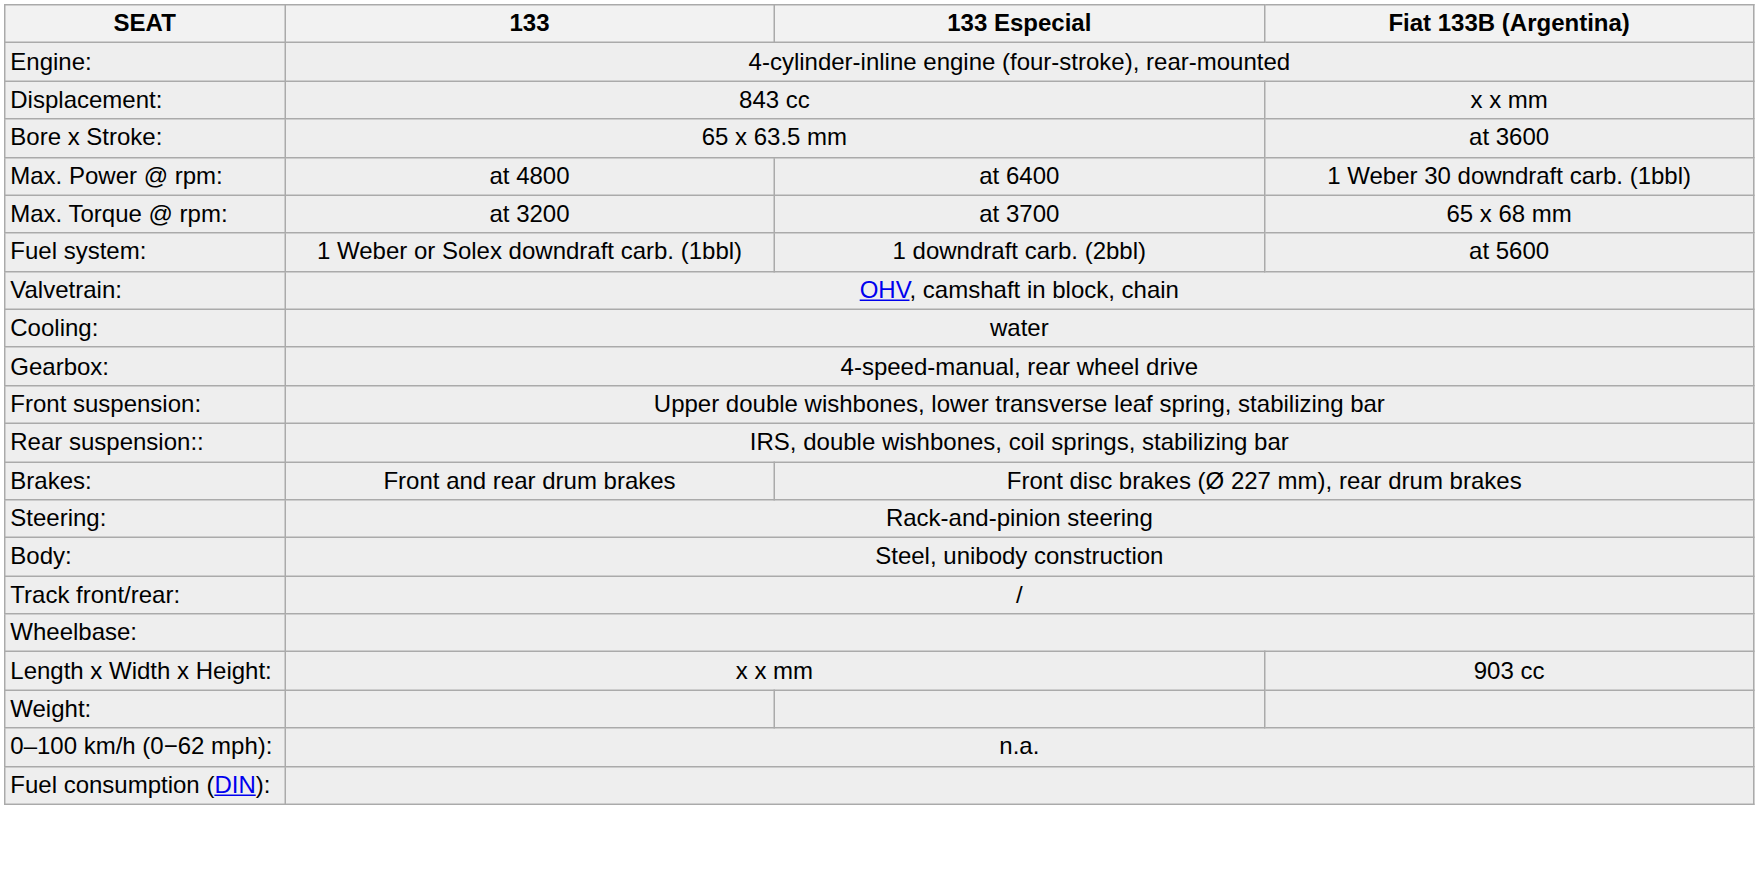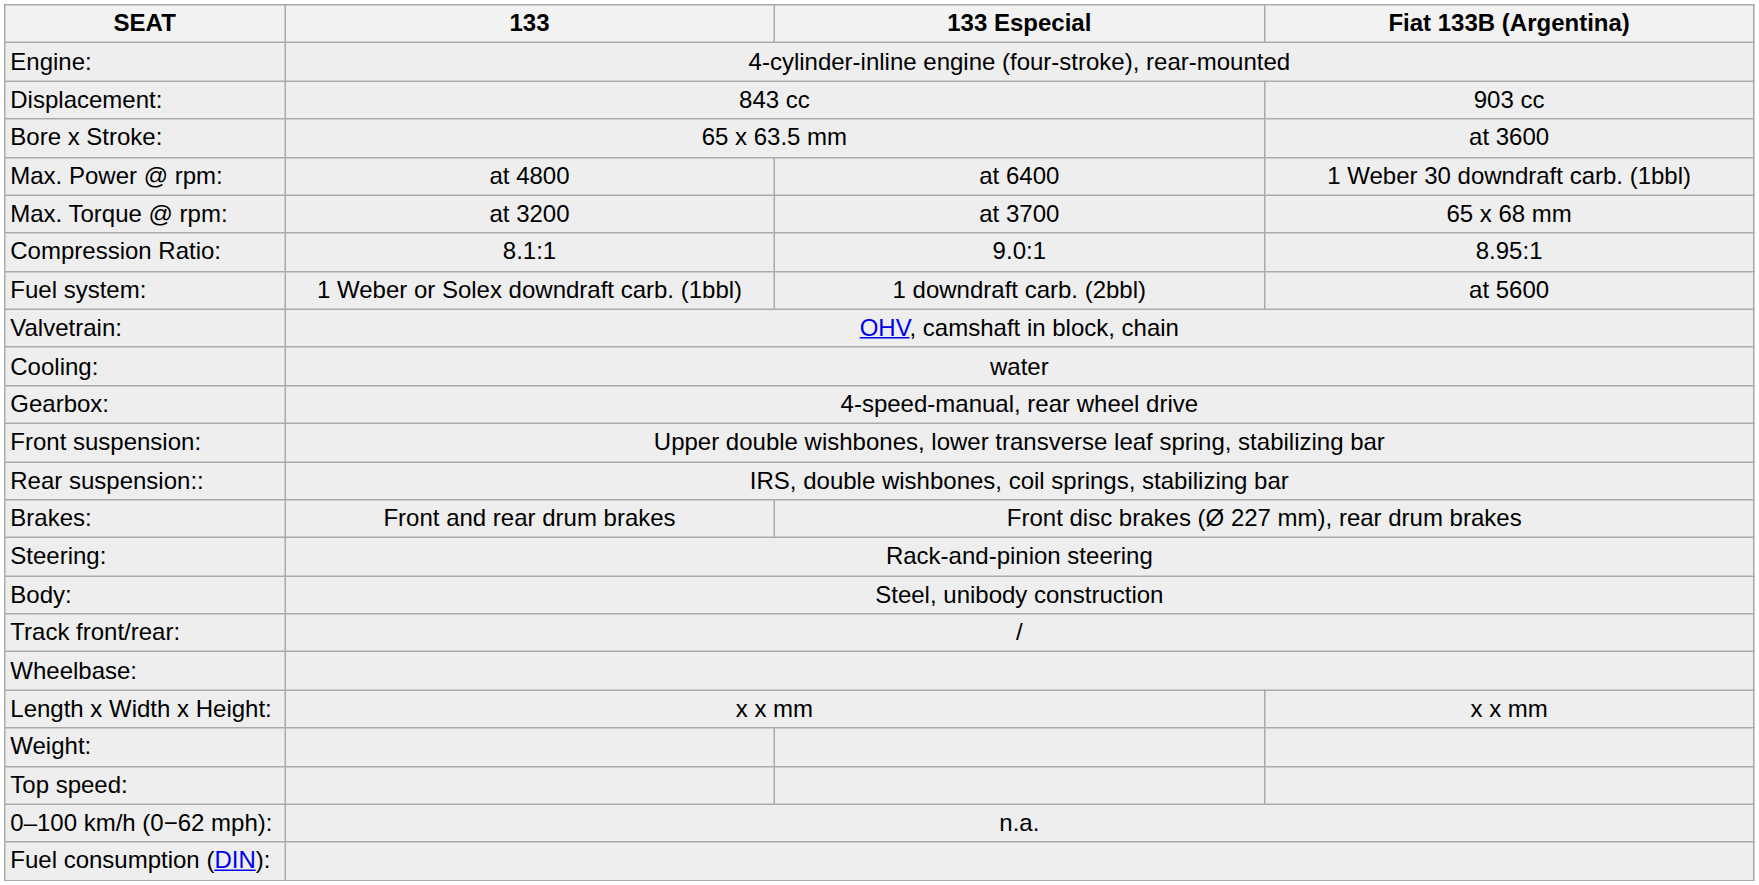(1509, 99) x x mm -> (1509, 99) 903 cc
+ row: (119, 251)
(1509, 670) 903 cc -> (1509, 708) x x mm
+ row: (72, 784)
